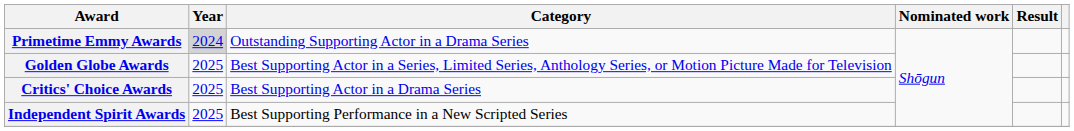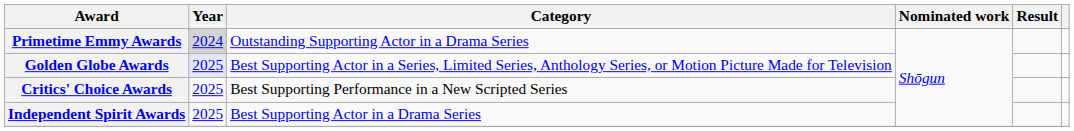(208, 65) no background -> (208, 65) lavender background
(356, 89) Best Supporting Actor in a Drama Series -> (399, 89) Best Supporting Performance in a New Scripted Series
(399, 114) Best Supporting Performance in a New Scripted Series -> (356, 114) Best Supporting Actor in a Drama Series
